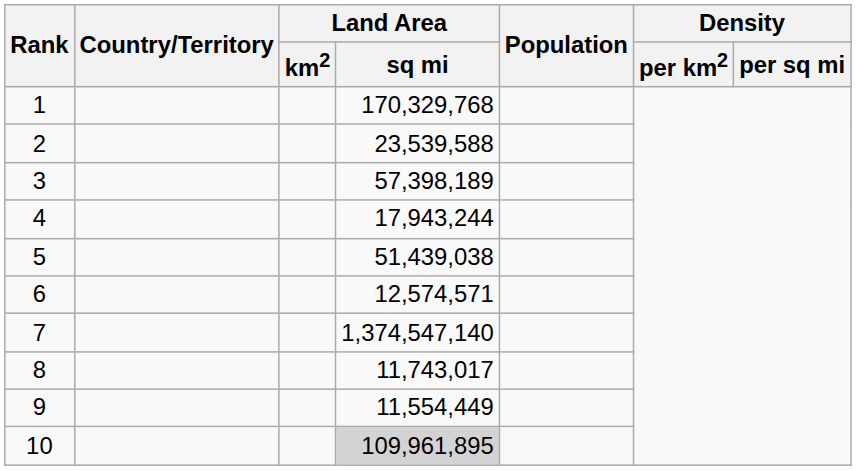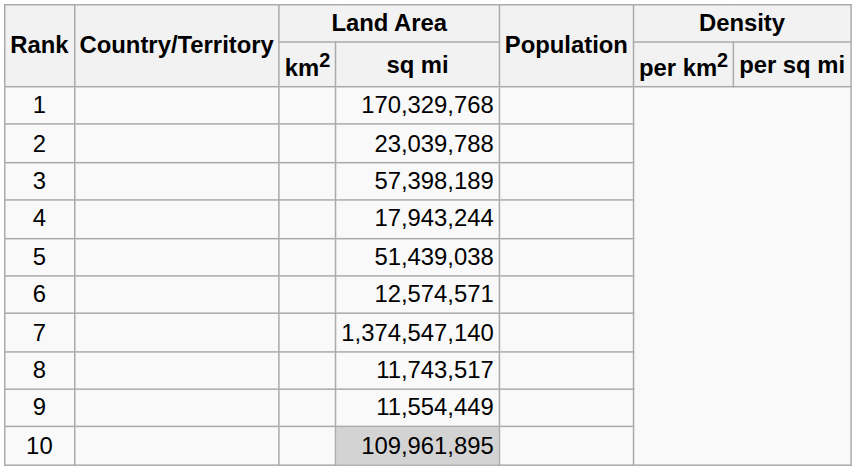(434, 143) 23,539,588 -> (434, 143) 23,039,788
(435, 370) 11,743,017 -> (435, 370) 11,743,517
